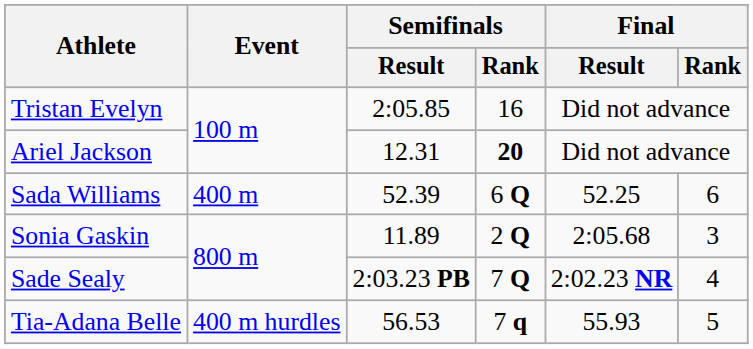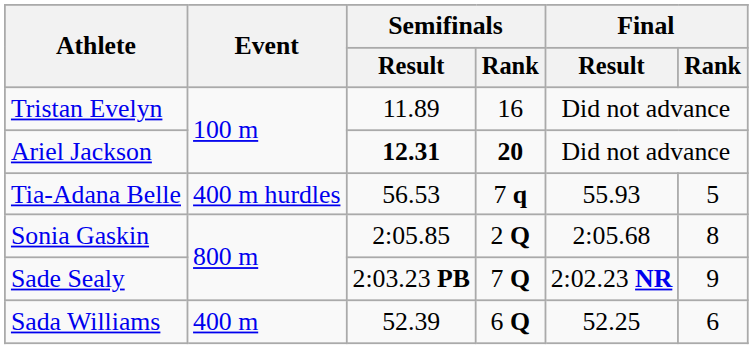(411, 108) 2:05.85 -> (411, 108) 11.89
(411, 151) normal -> (411, 151) bold
rows swapped: (86, 193) <-> (96, 321)
(411, 236) 11.89 -> (411, 236) 2:05.85
(713, 236) 3 -> (713, 236) 8
(713, 278) 4 -> (713, 278) 9
